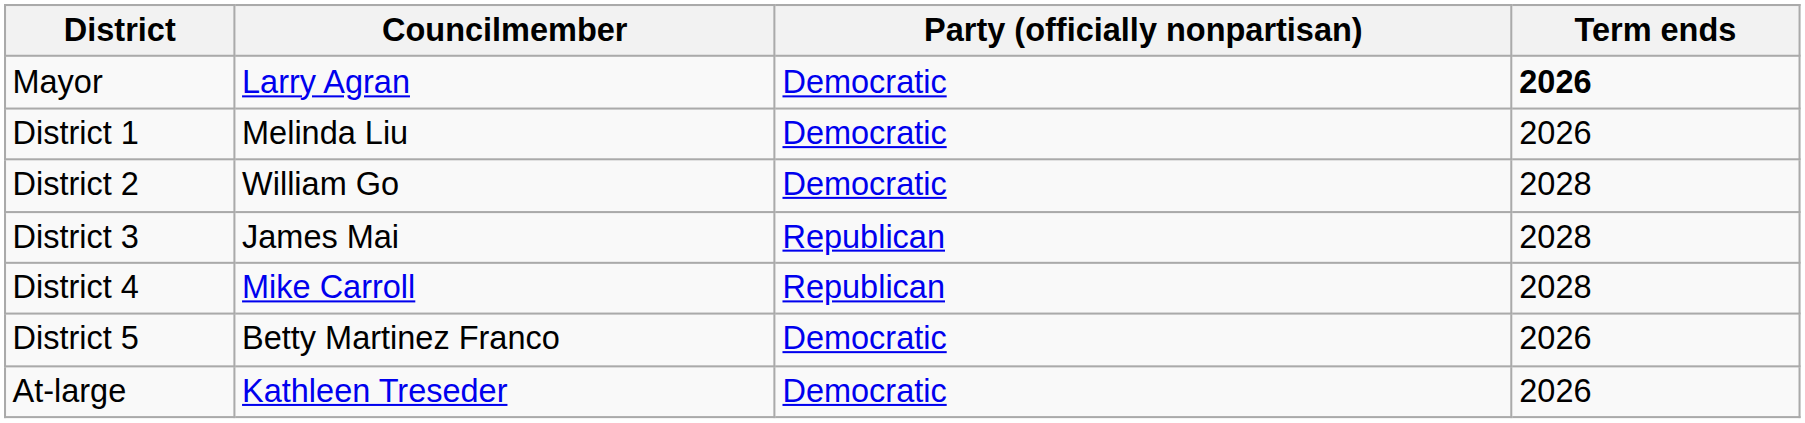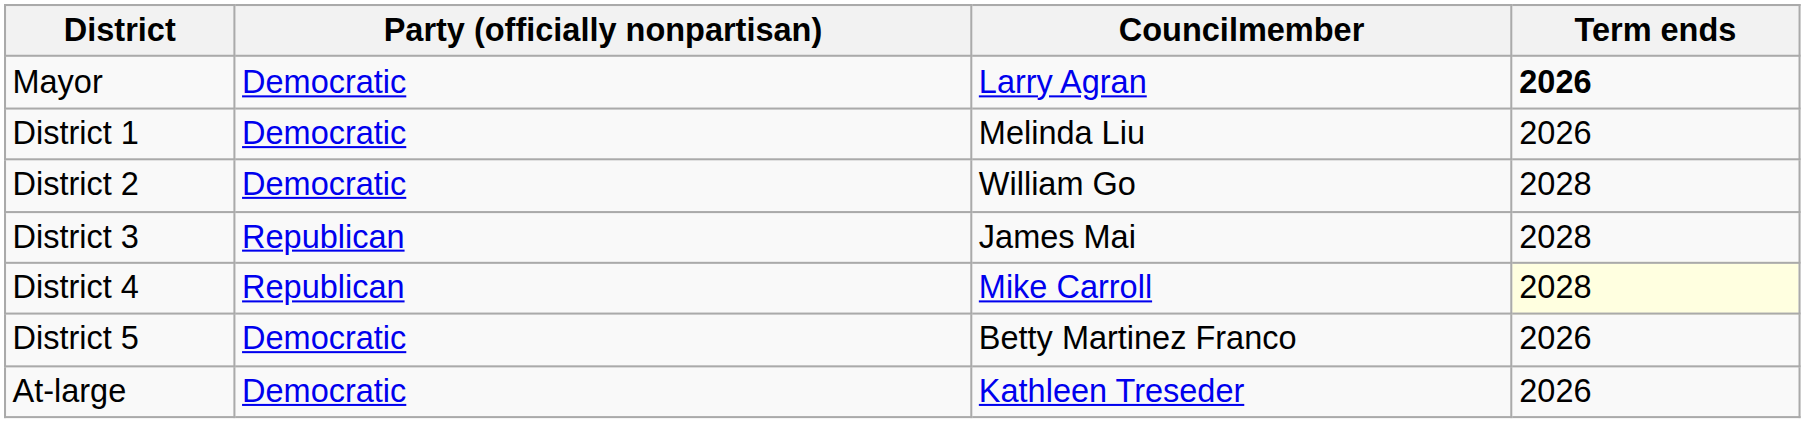columns swapped: (505, 30) <-> (1143, 30)
(1555, 287) no background -> (1555, 287) lightyellow background
